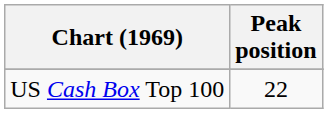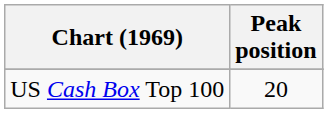(276, 88) 22 -> (276, 88) 20
